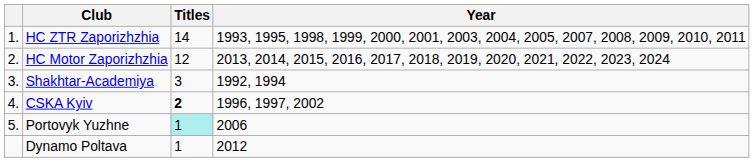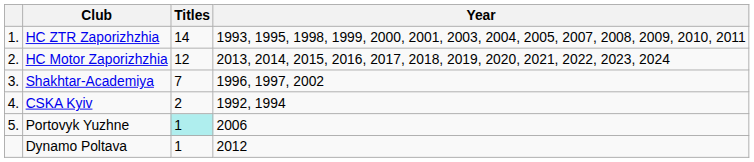(178, 81) 3 -> (178, 81) 7
(251, 81) 1992, 1994 -> (270, 81) 1996, 1997, 2002
(178, 103) bold -> (178, 103) normal
(270, 103) 1996, 1997, 2002 -> (251, 103) 1992, 1994
